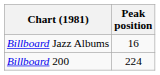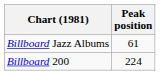(133, 43) 16 -> (133, 43) 61
